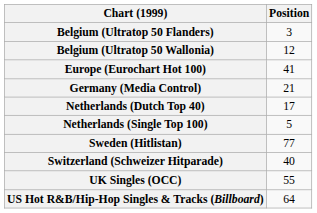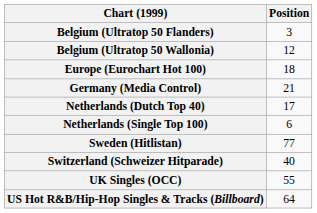(289, 69) 41 -> (289, 69) 18
(289, 124) 5 -> (289, 124) 6
